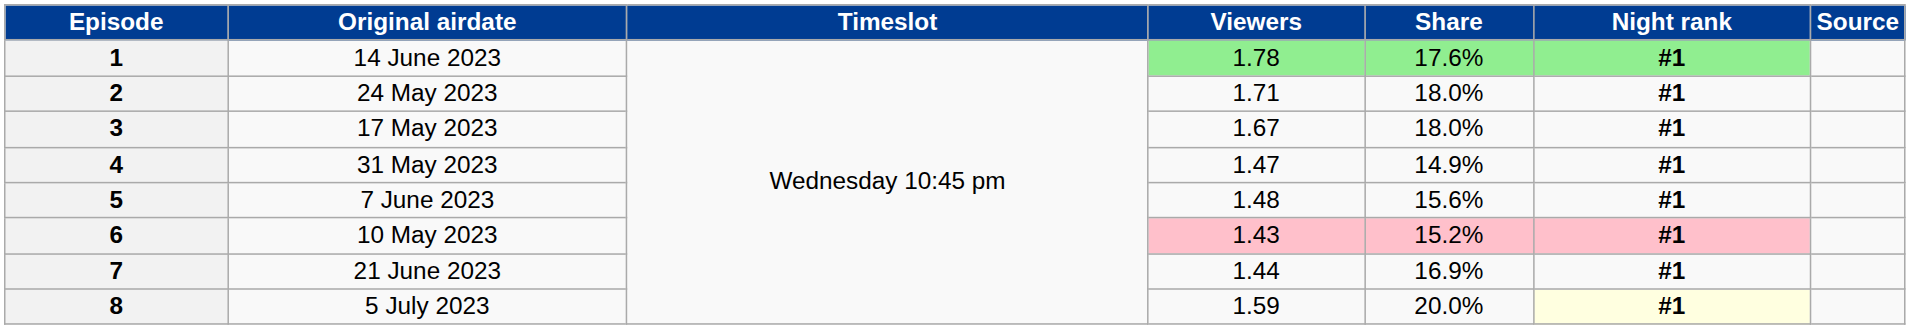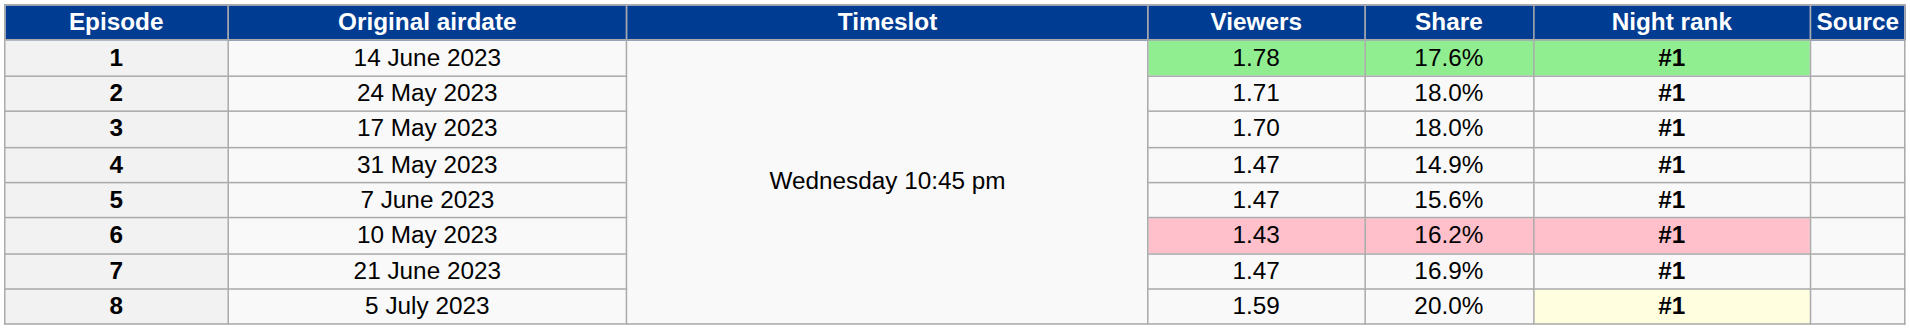(1256, 128) 1.67 -> (1256, 128) 1.70
(1256, 199) 1.48 -> (1256, 199) 1.47
(1449, 235) 15.2% -> (1449, 235) 16.2%
(1256, 270) 1.44 -> (1256, 270) 1.47
